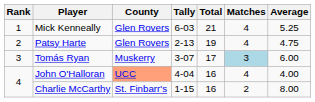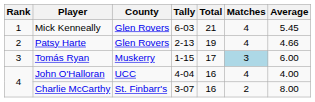(289, 27) 5.25 -> (289, 27) 5.45
(289, 43) 4.75 -> (289, 43) 4.66
(184, 58) 3-07 -> (184, 58) 1-15
(125, 74) lightsalmon background -> (125, 74) no background
(184, 89) 1-15 -> (184, 89) 3-07
